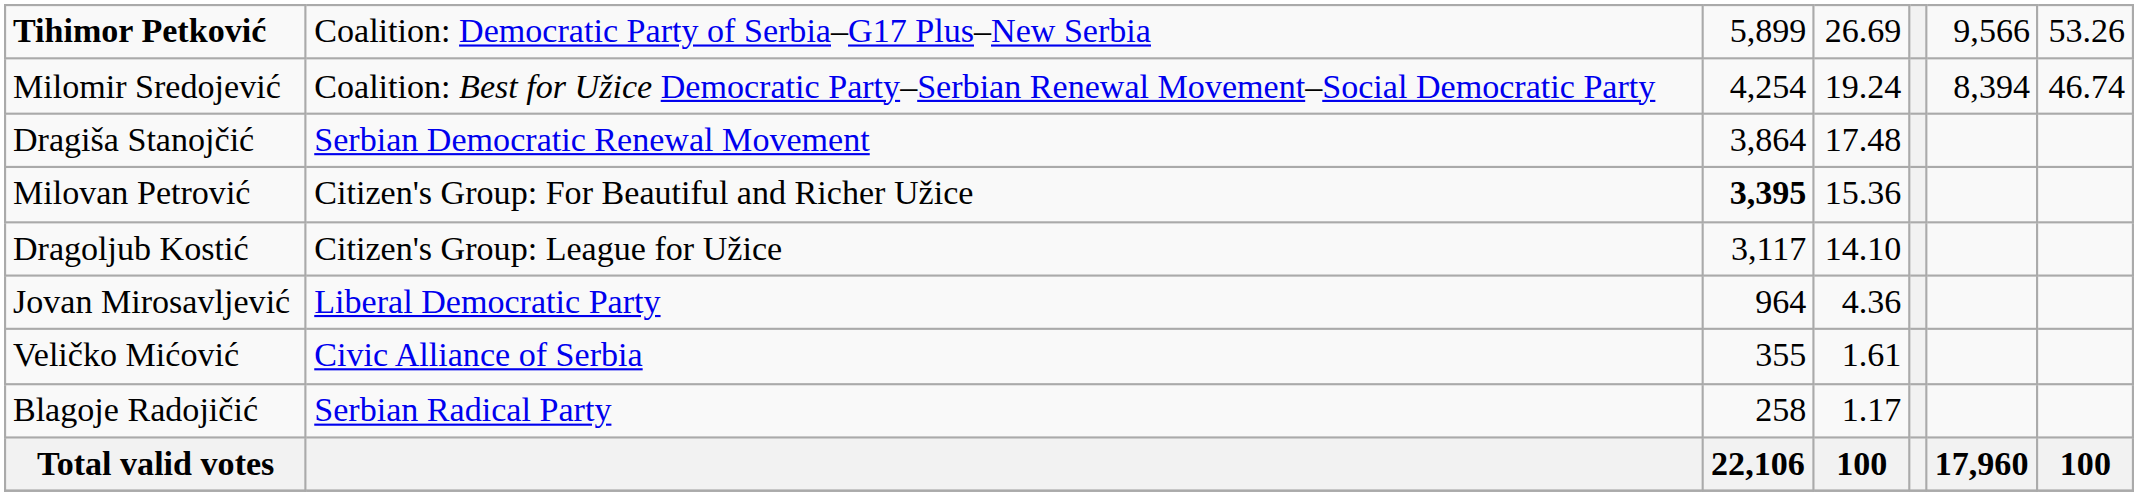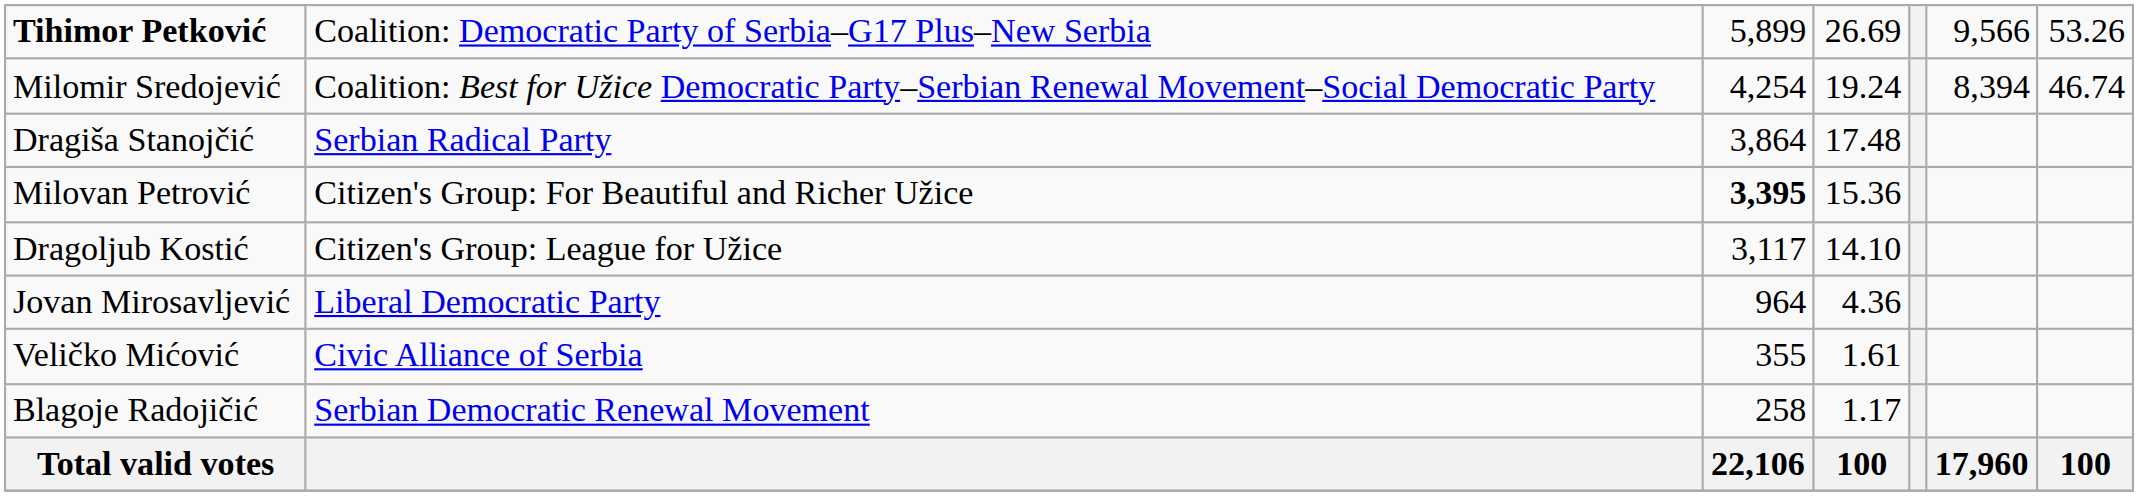(592, 139) Serbian Democratic Renewal Movement -> (463, 139) Serbian Radical Party
(463, 409) Serbian Radical Party -> (592, 409) Serbian Democratic Renewal Movement
